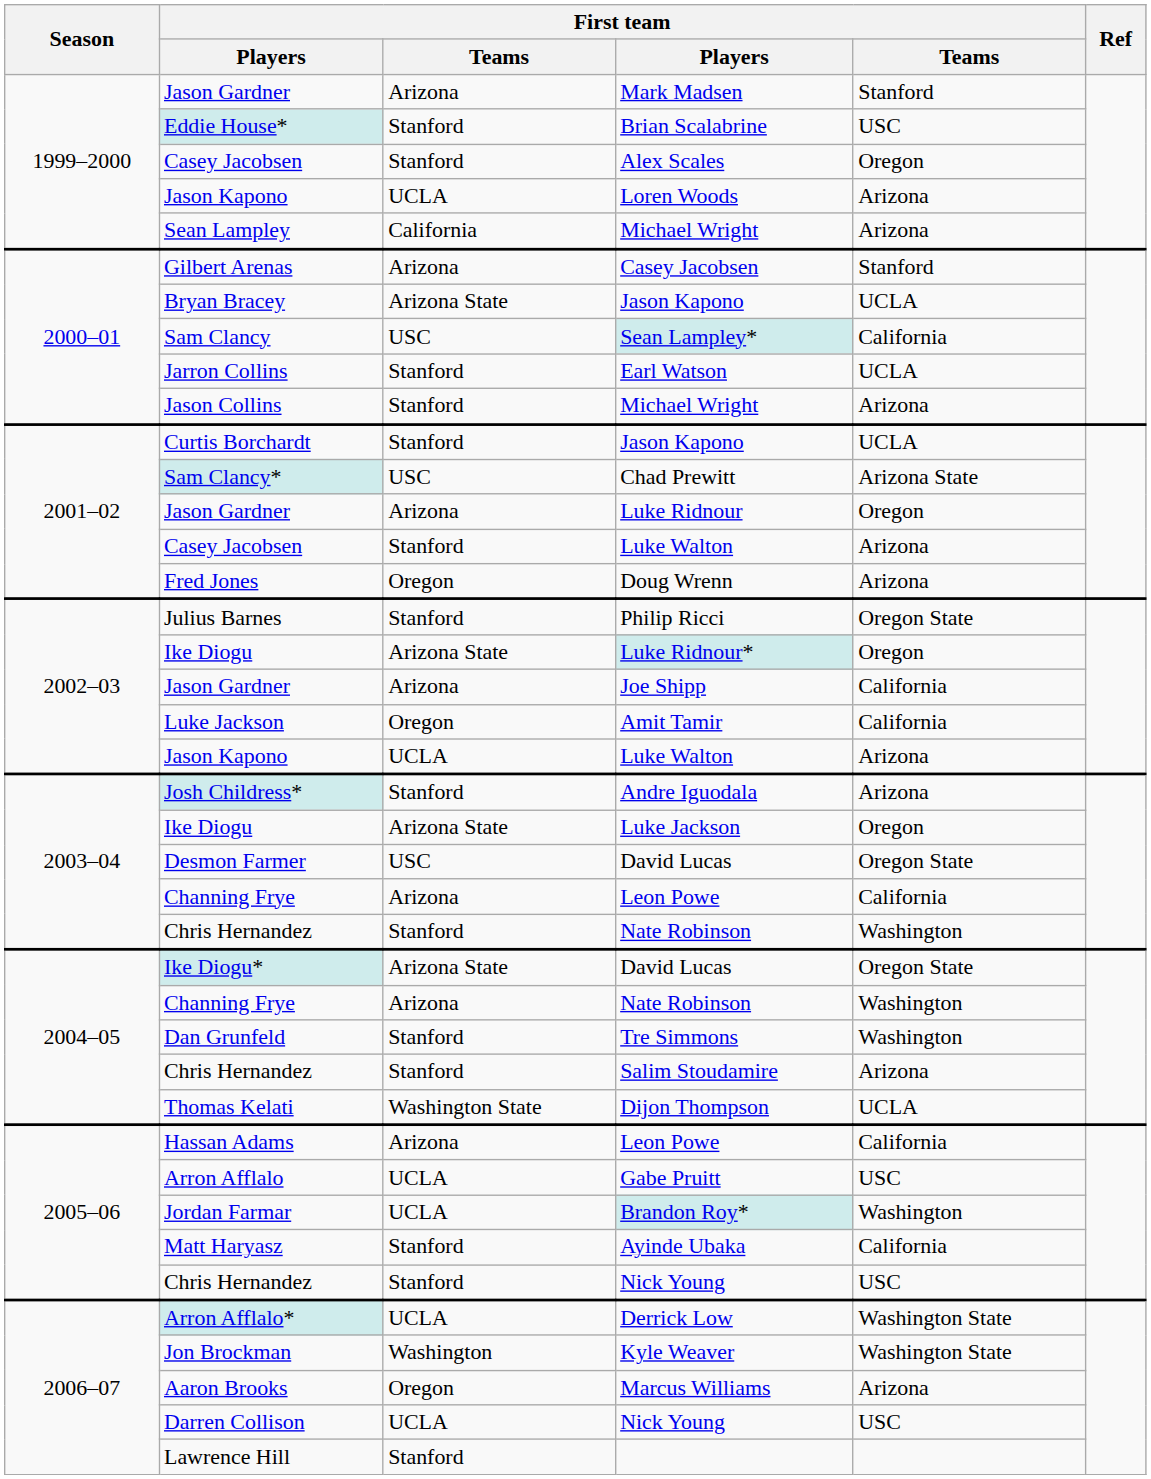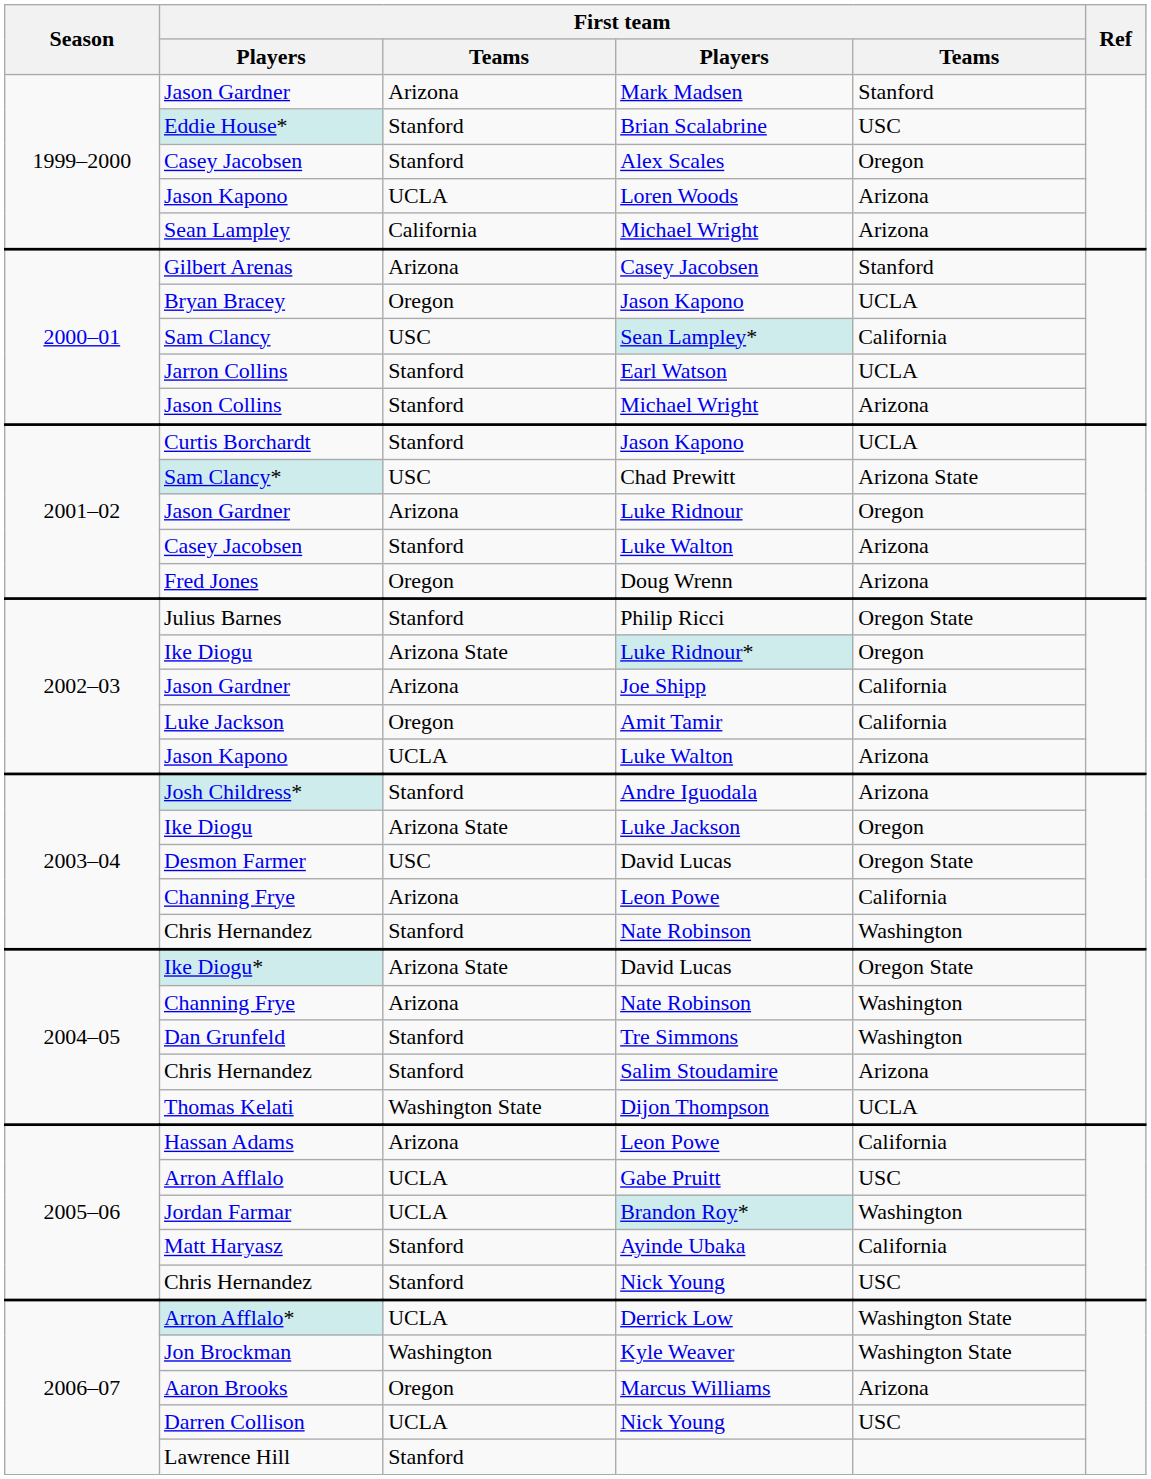(448, 301) Arizona State -> (421, 301) Oregon
